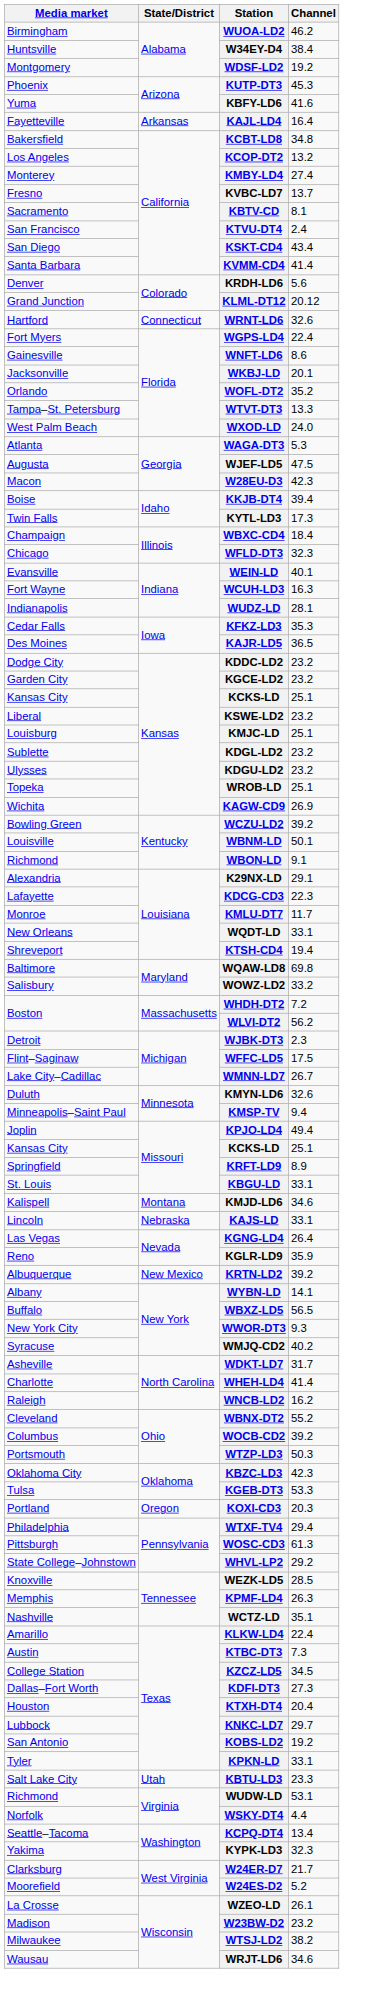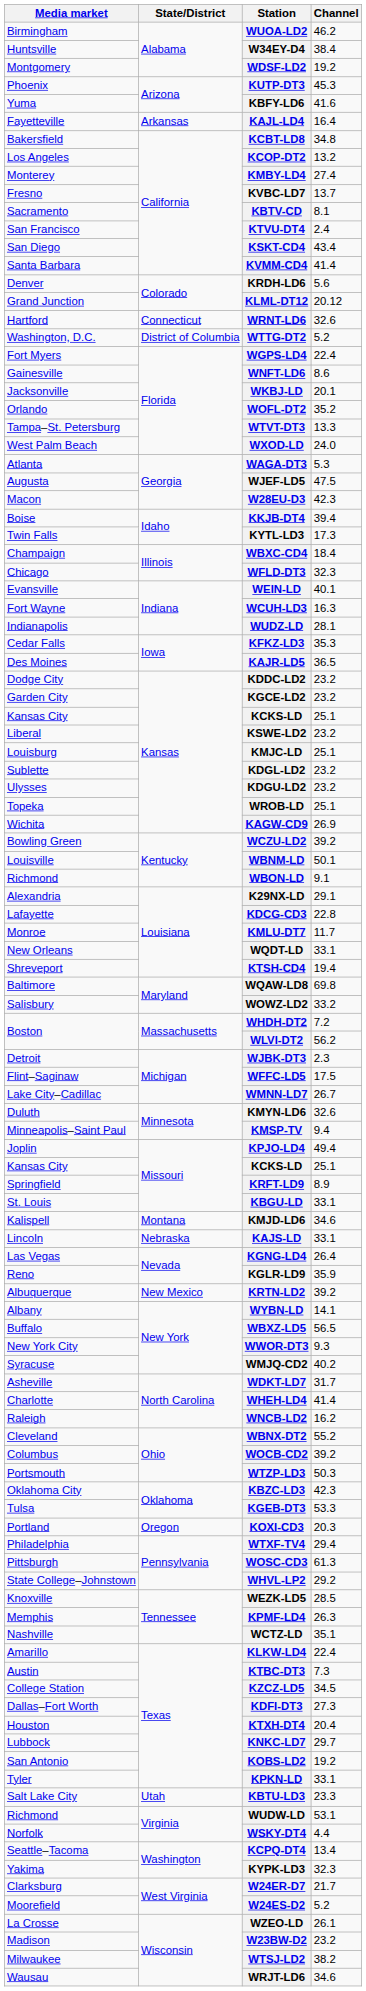+ row: (190, 337)
(302, 896) 22.3 -> (325, 914) 22.8
